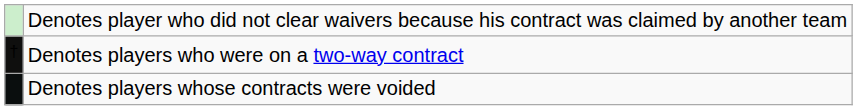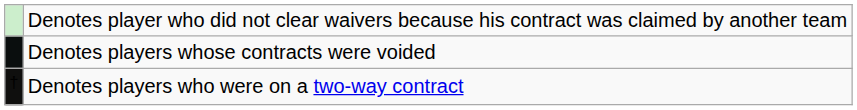rows swapped: (246, 54) <-> (232, 89)
